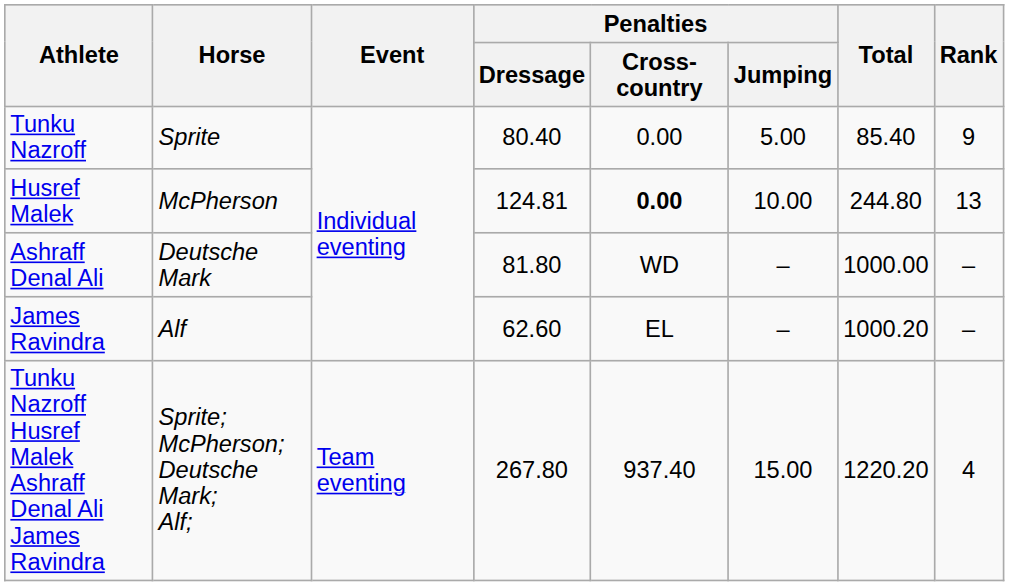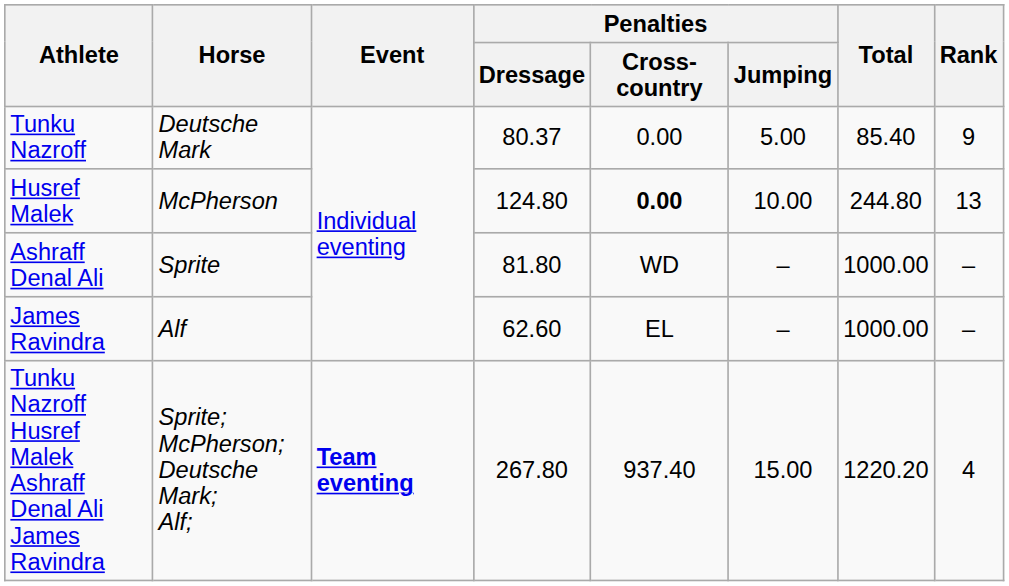(189, 138) Sprite -> (208, 138) Deutsche Mark
(532, 138) 80.40 -> (532, 138) 80.37
(532, 201) 124.81 -> (532, 201) 124.80
(208, 265) Deutsche Mark -> (189, 265) Sprite
(886, 328) 1000.20 -> (886, 328) 1000.00
(361, 471) normal -> (365, 471) bold
